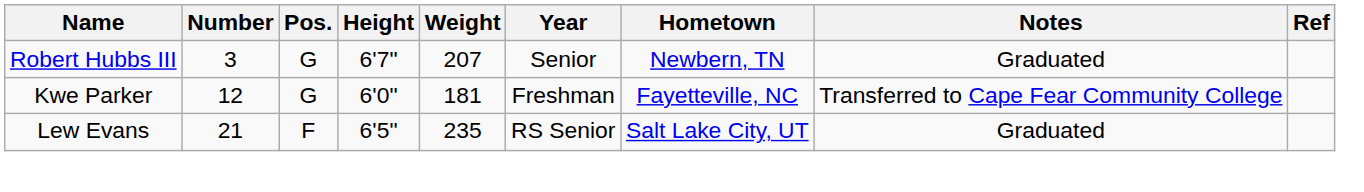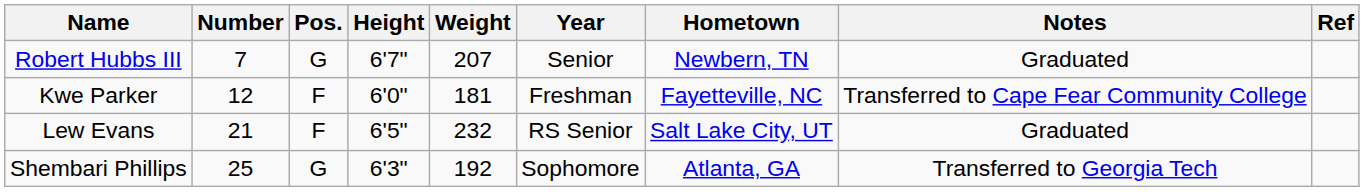(230, 58) 3 -> (241, 58) 7
(308, 95) G -> (318, 95) F
(463, 131) 235 -> (473, 131) 232
+ row: (98, 167)
